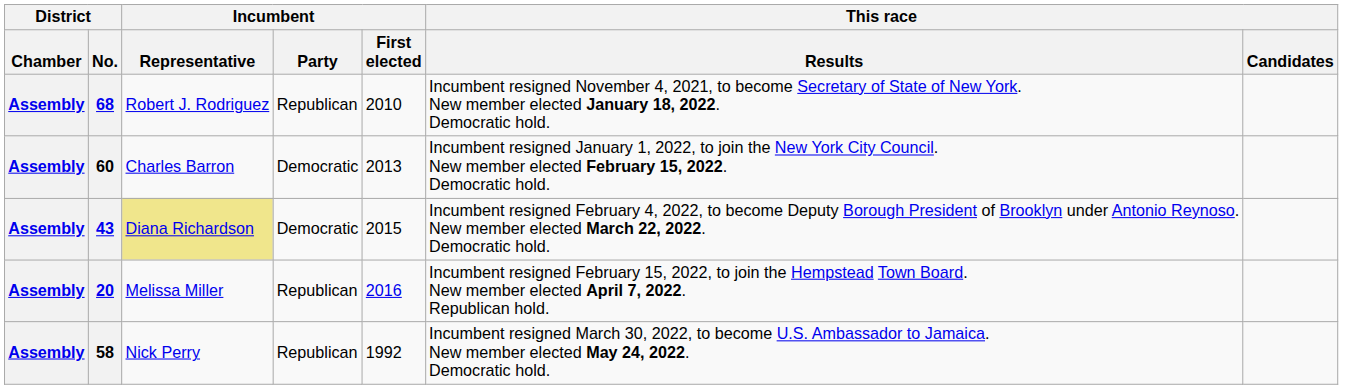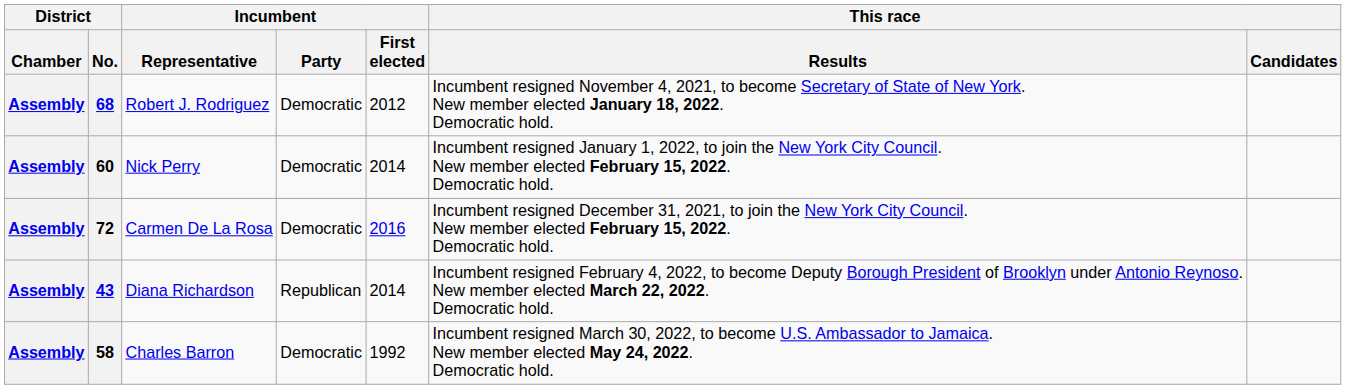(317, 104) Republican -> (321, 104) Democratic
(384, 104) 2010 -> (387, 104) 2012
(180, 166) Charles Barron -> (163, 166) Nick Perry
(384, 166) 2013 -> (387, 166) 2014
+ row: (105, 228)
(190, 228) khaki background -> (190, 290) no background
(318, 228) Democratic -> (321, 290) Republican
(384, 228) 2015 -> (387, 290) 2014
- row: (105, 290)
(163, 352) Nick Perry -> (180, 352) Charles Barron
(317, 352) Republican -> (321, 352) Democratic
